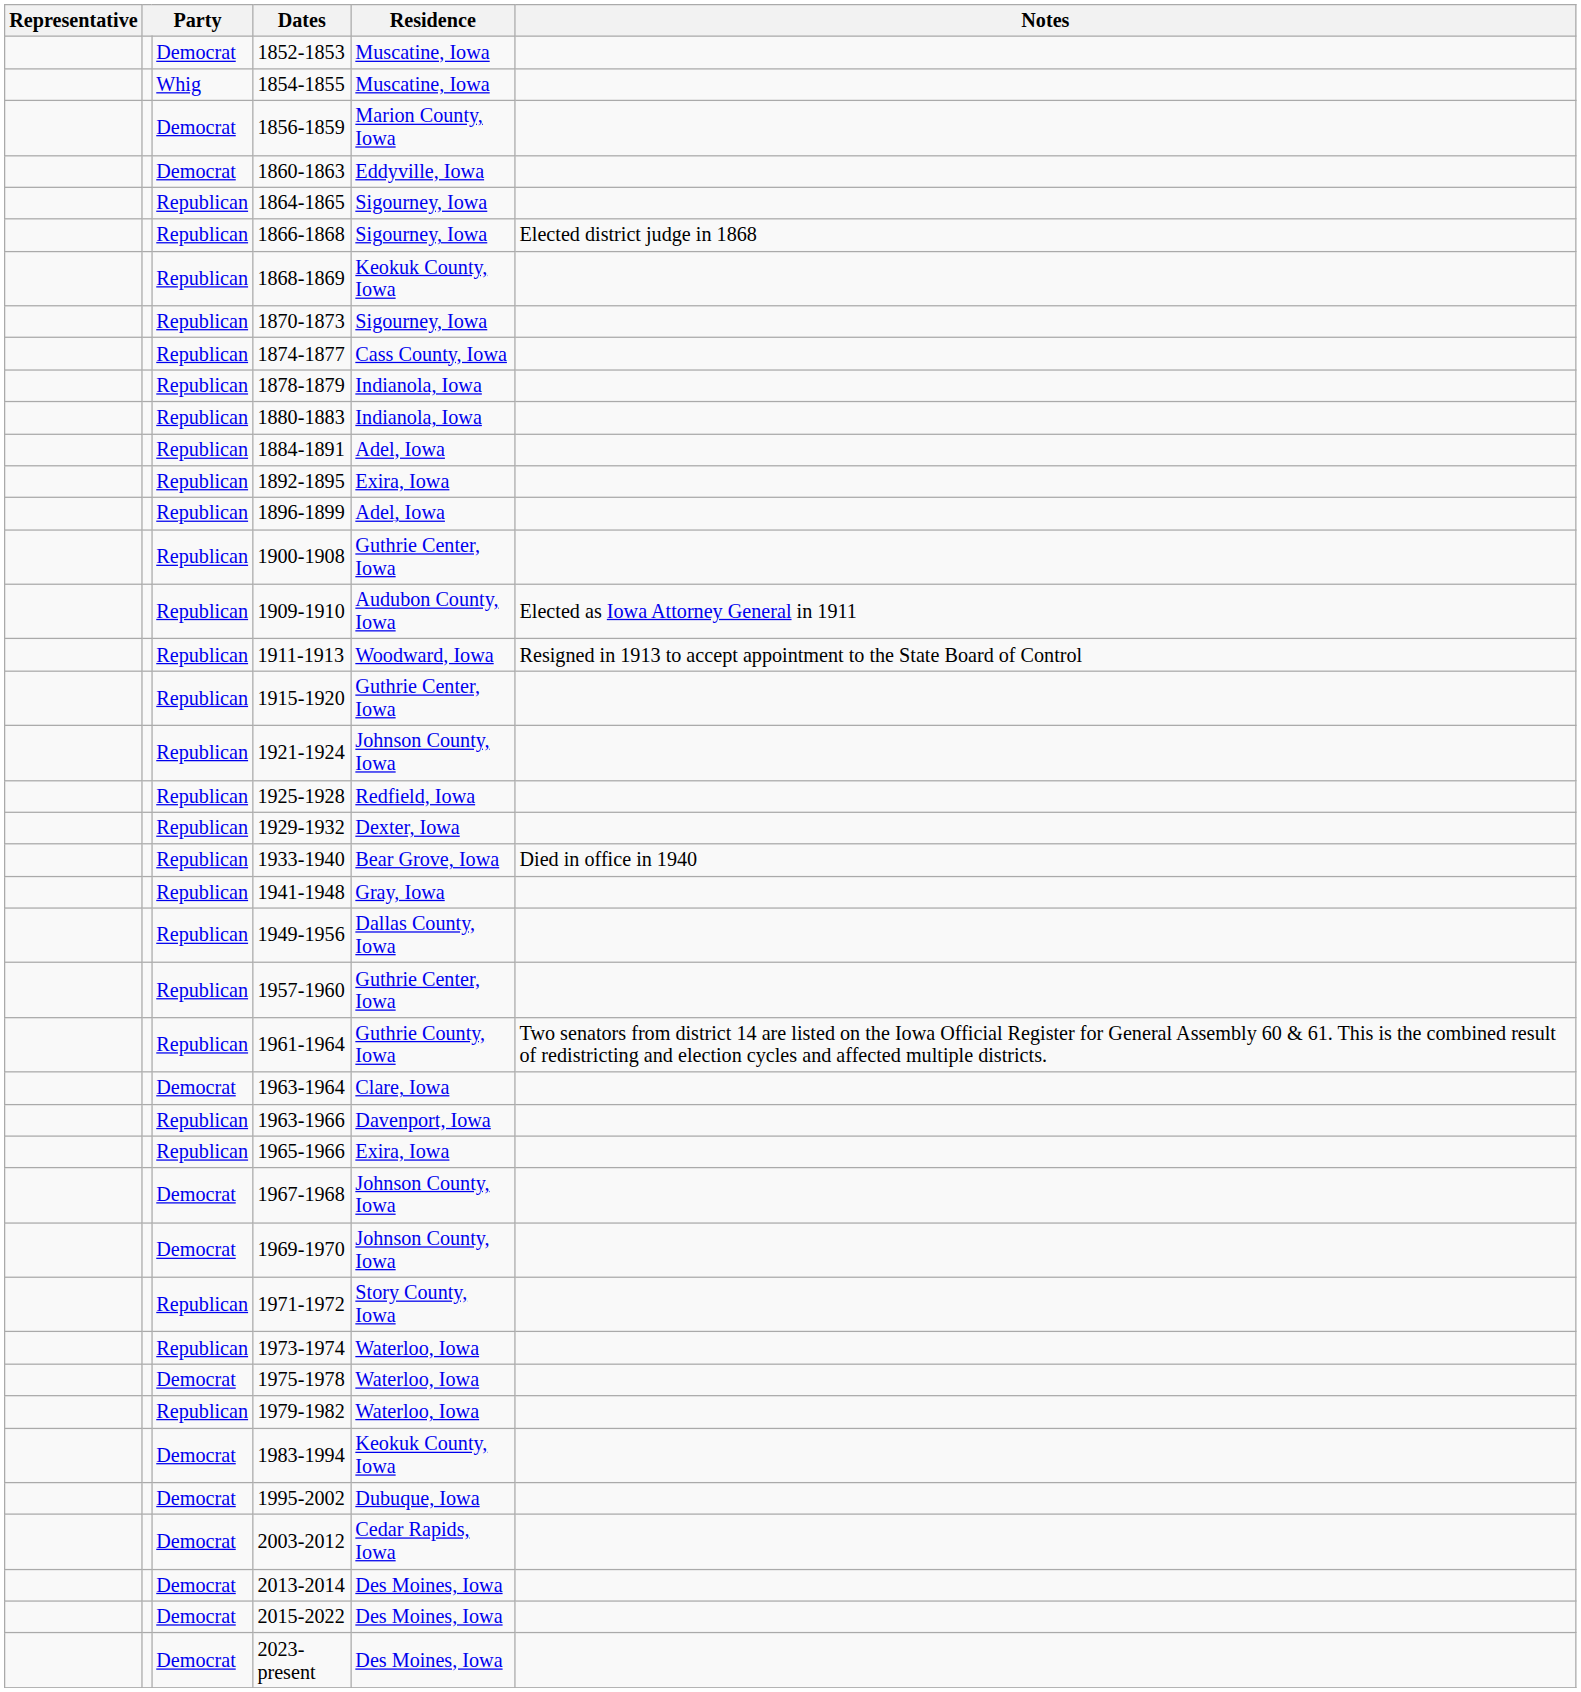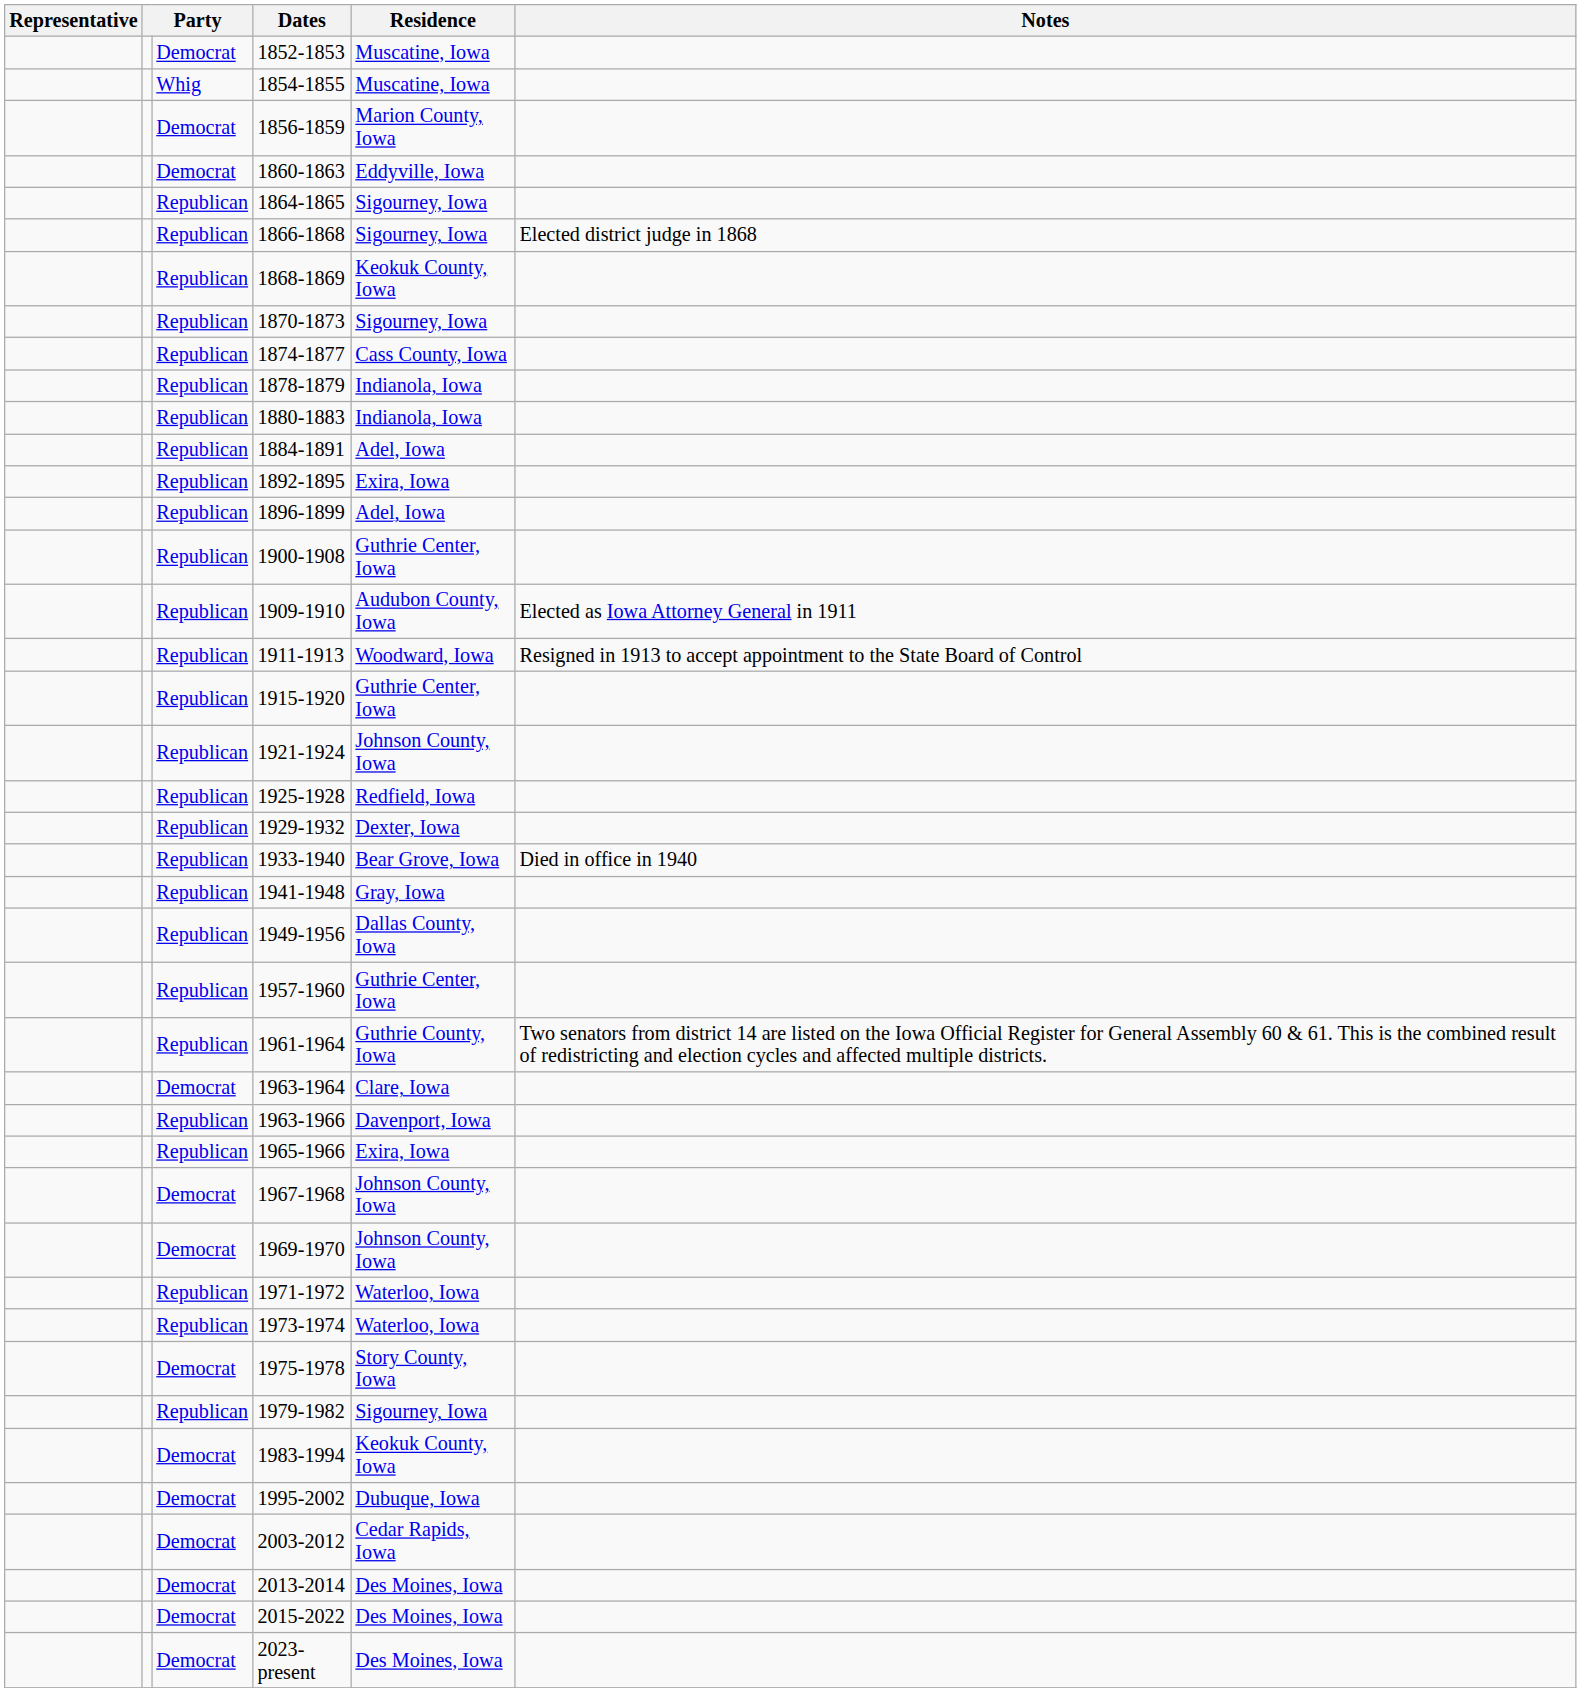(411, 1304) Story County, Iowa -> (417, 1293) Waterloo, Iowa
(417, 1379) Waterloo, Iowa -> (411, 1368) Story County, Iowa
(417, 1411) Waterloo, Iowa -> (421, 1411) Sigourney, Iowa
